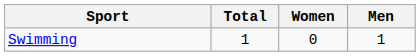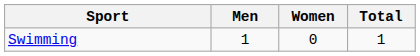columns swapped: (381, 16) <-> (245, 16)
